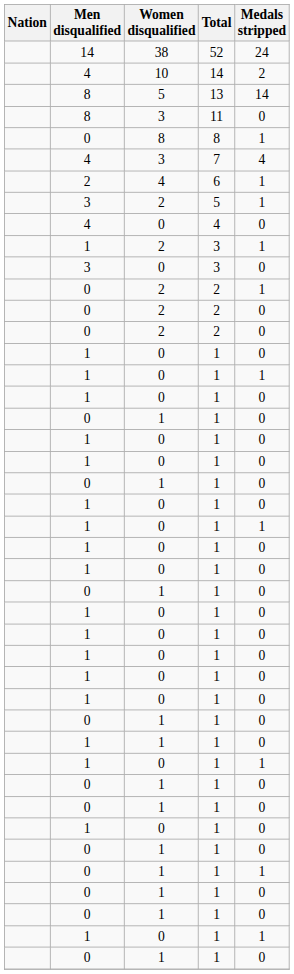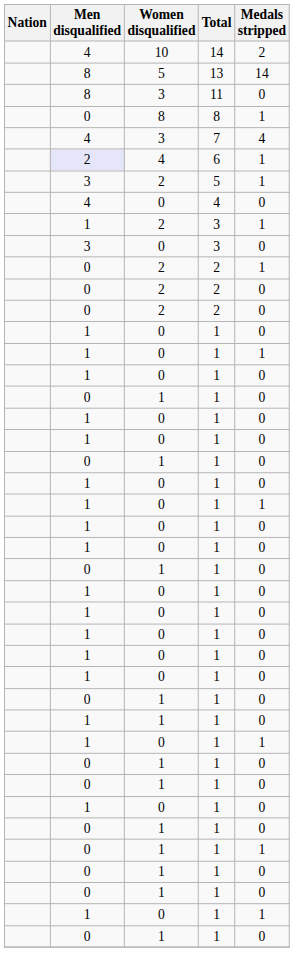- row: (161, 52)
(87, 181) no background -> (87, 159) lavender background
